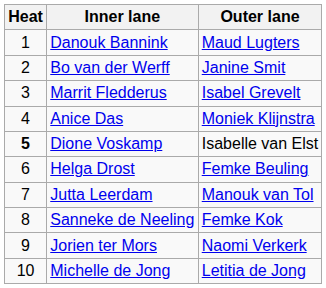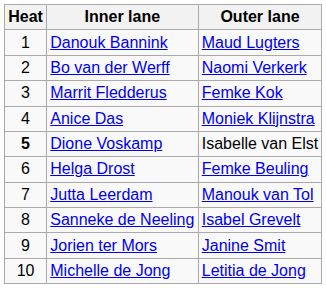(244, 67) Janine Smit -> (254, 67) Naomi Verkerk
(251, 93) Isabel Grevelt -> (242, 93) Femke Kok
(242, 220) Femke Kok -> (251, 220) Isabel Grevelt
(254, 245) Naomi Verkerk -> (244, 245) Janine Smit
